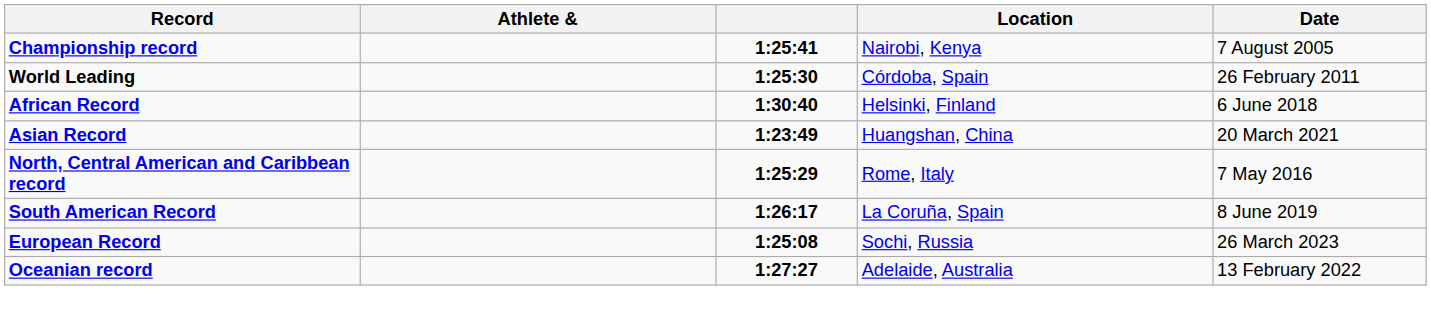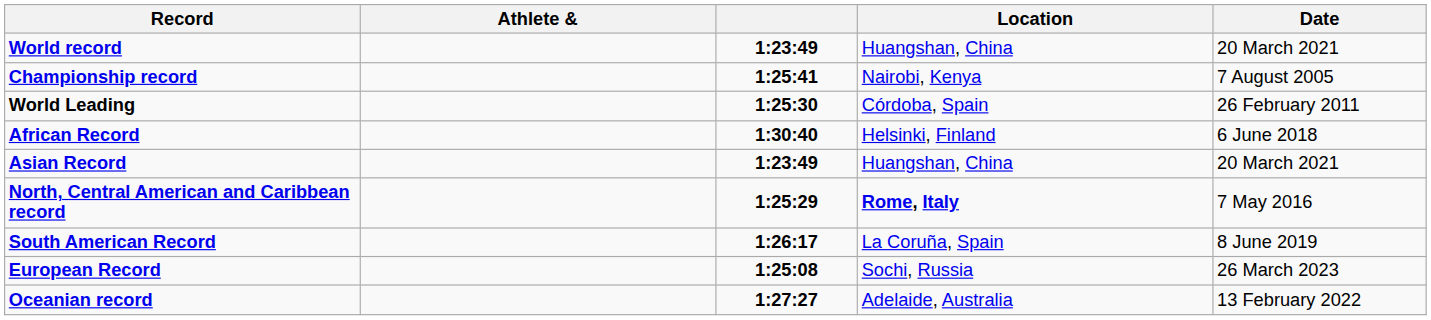+ row: (65, 47)
(908, 173) normal -> (910, 202) bold
